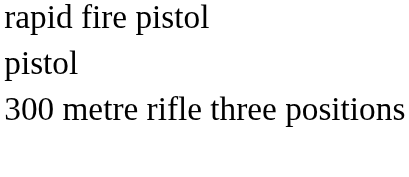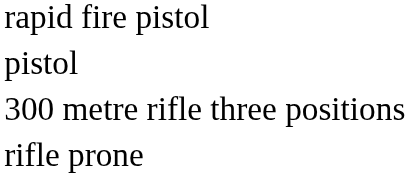+ row: (74, 154)
